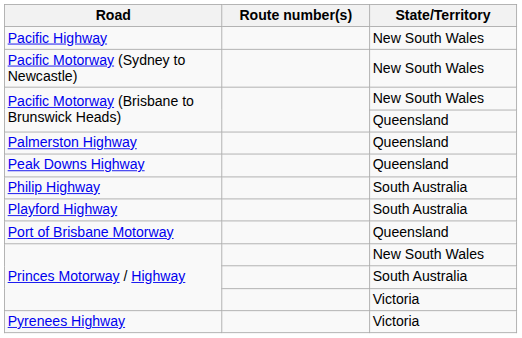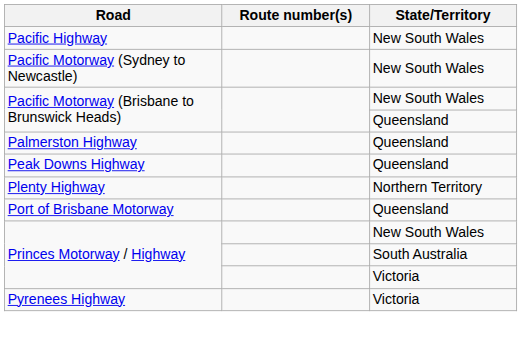- row: (54, 187)
- row: (62, 210)
+ row: (56, 187)
